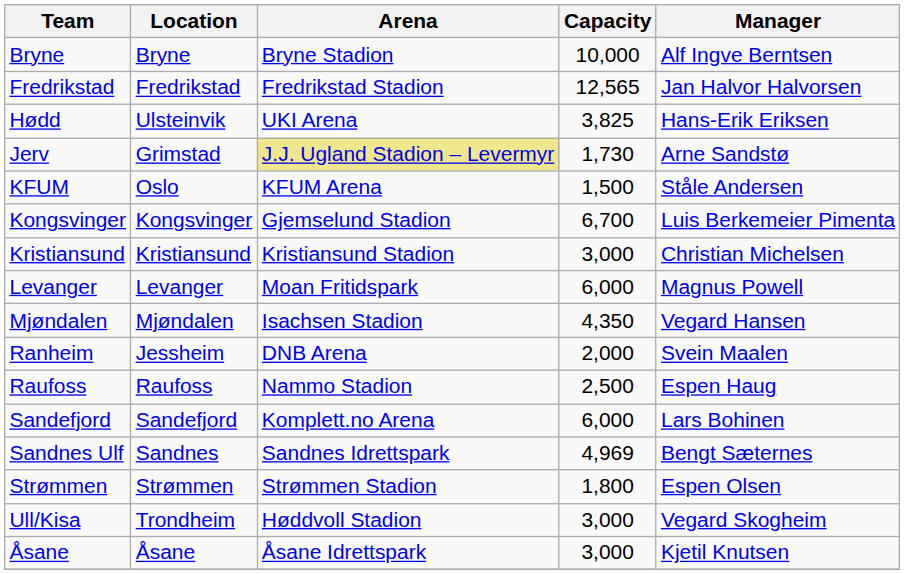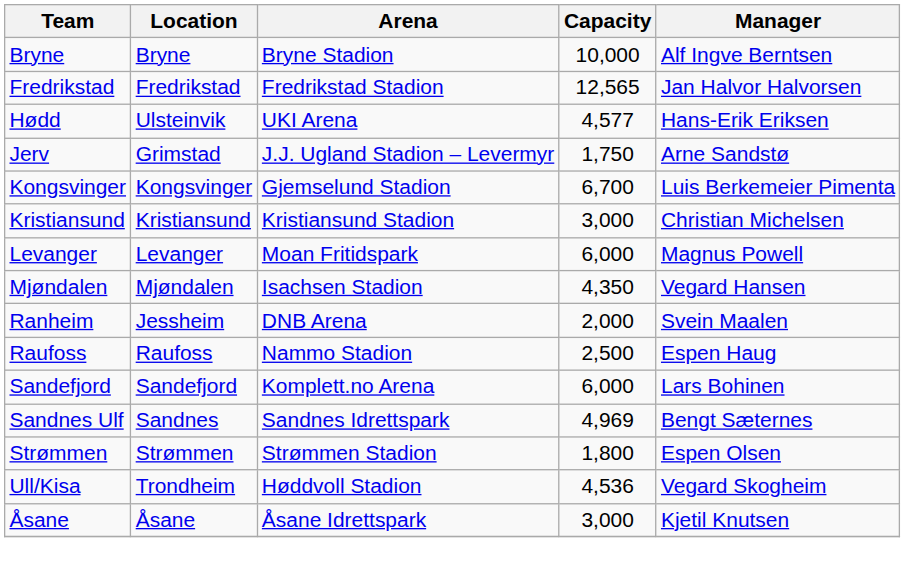(608, 120) 3,825 -> (608, 120) 4,577
(408, 154) khaki background -> (408, 154) no background
(608, 154) 1,730 -> (608, 154) 1,750
- row: (39, 187)
(608, 519) 3,000 -> (608, 486) 4,536
